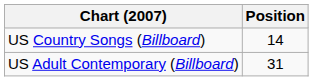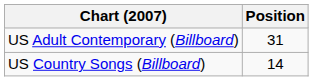rows swapped: (107, 40) <-> (123, 64)
